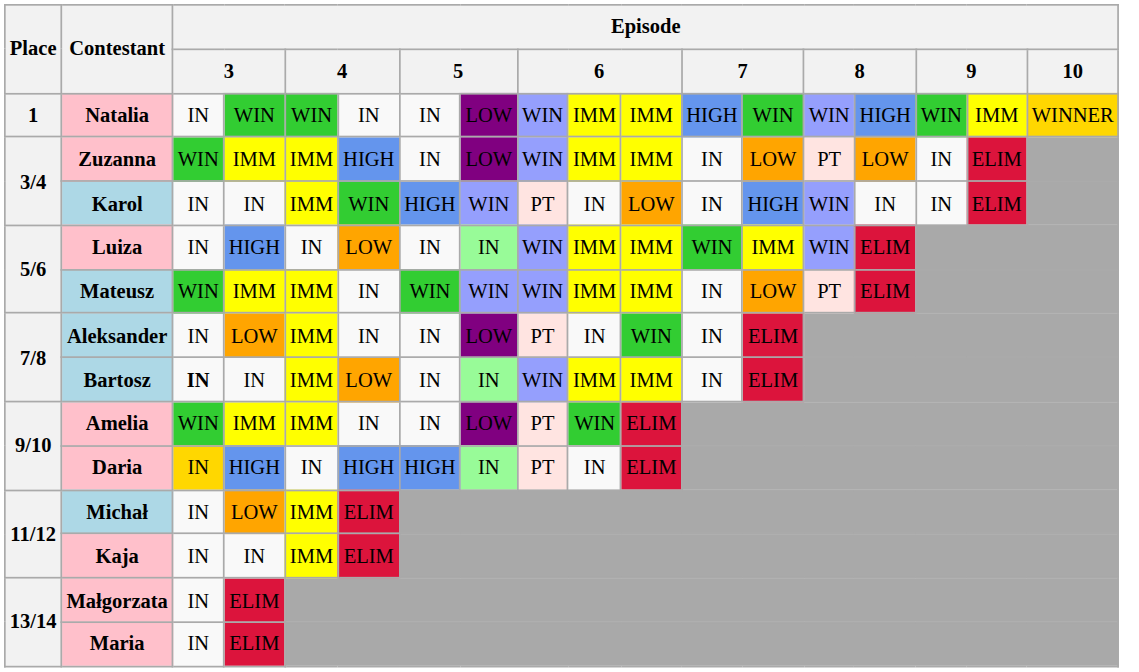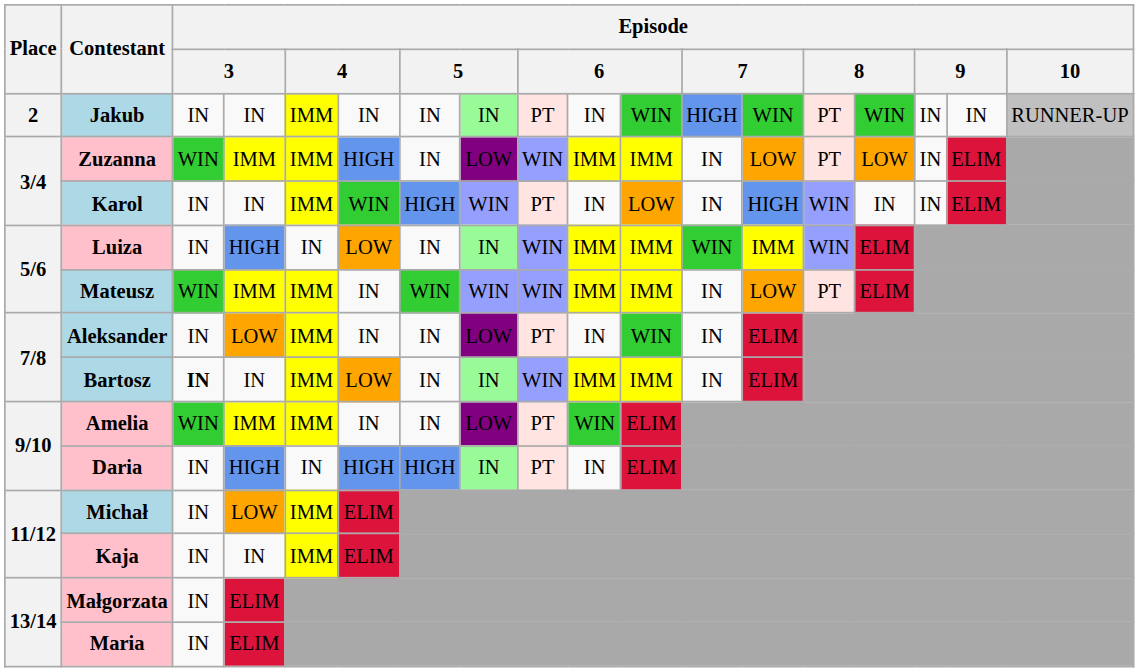- row: (117, 115)
+ row: (117, 115)
(198, 468) gold background -> (198, 468) no background
